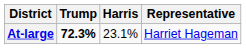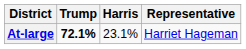(78, 33) 72.3% -> (78, 33) 72.1%
